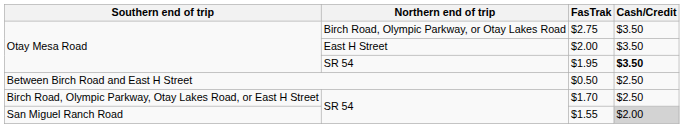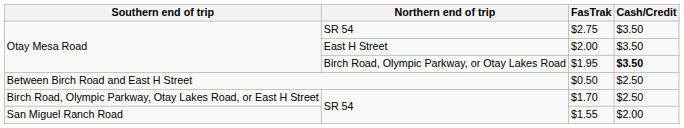(445, 30) Birch Road, Olympic Parkway, or Otay Lakes Road -> (339, 30) SR 54
(339, 64) SR 54 -> (445, 64) Birch Road, Olympic Parkway, or Otay Lakes Road
(630, 115) lightgrey background -> (630, 115) no background
